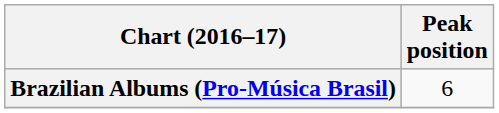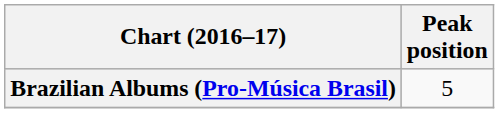(447, 88) 6 -> (447, 88) 5
